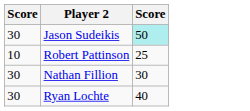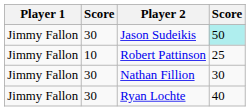+ column: (43, 14)
